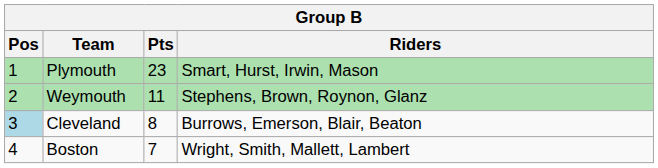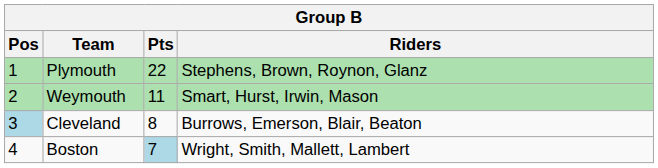(157, 70) 23 -> (157, 70) 22
(280, 70) Smart, Hurst, Irwin, Mason -> (304, 70) Stephens, Brown, Roynon, Glanz
(304, 96) Stephens, Brown, Roynon, Glanz -> (280, 96) Smart, Hurst, Irwin, Mason
(152, 149) no background -> (152, 149) lightblue background
